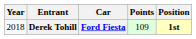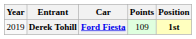(16, 27) 2018 -> (16, 27) 2019
